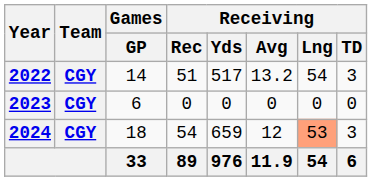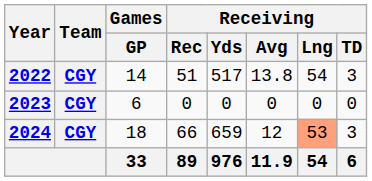(272, 76) 13.2 -> (272, 76) 13.8
(187, 133) 54 -> (187, 133) 66
